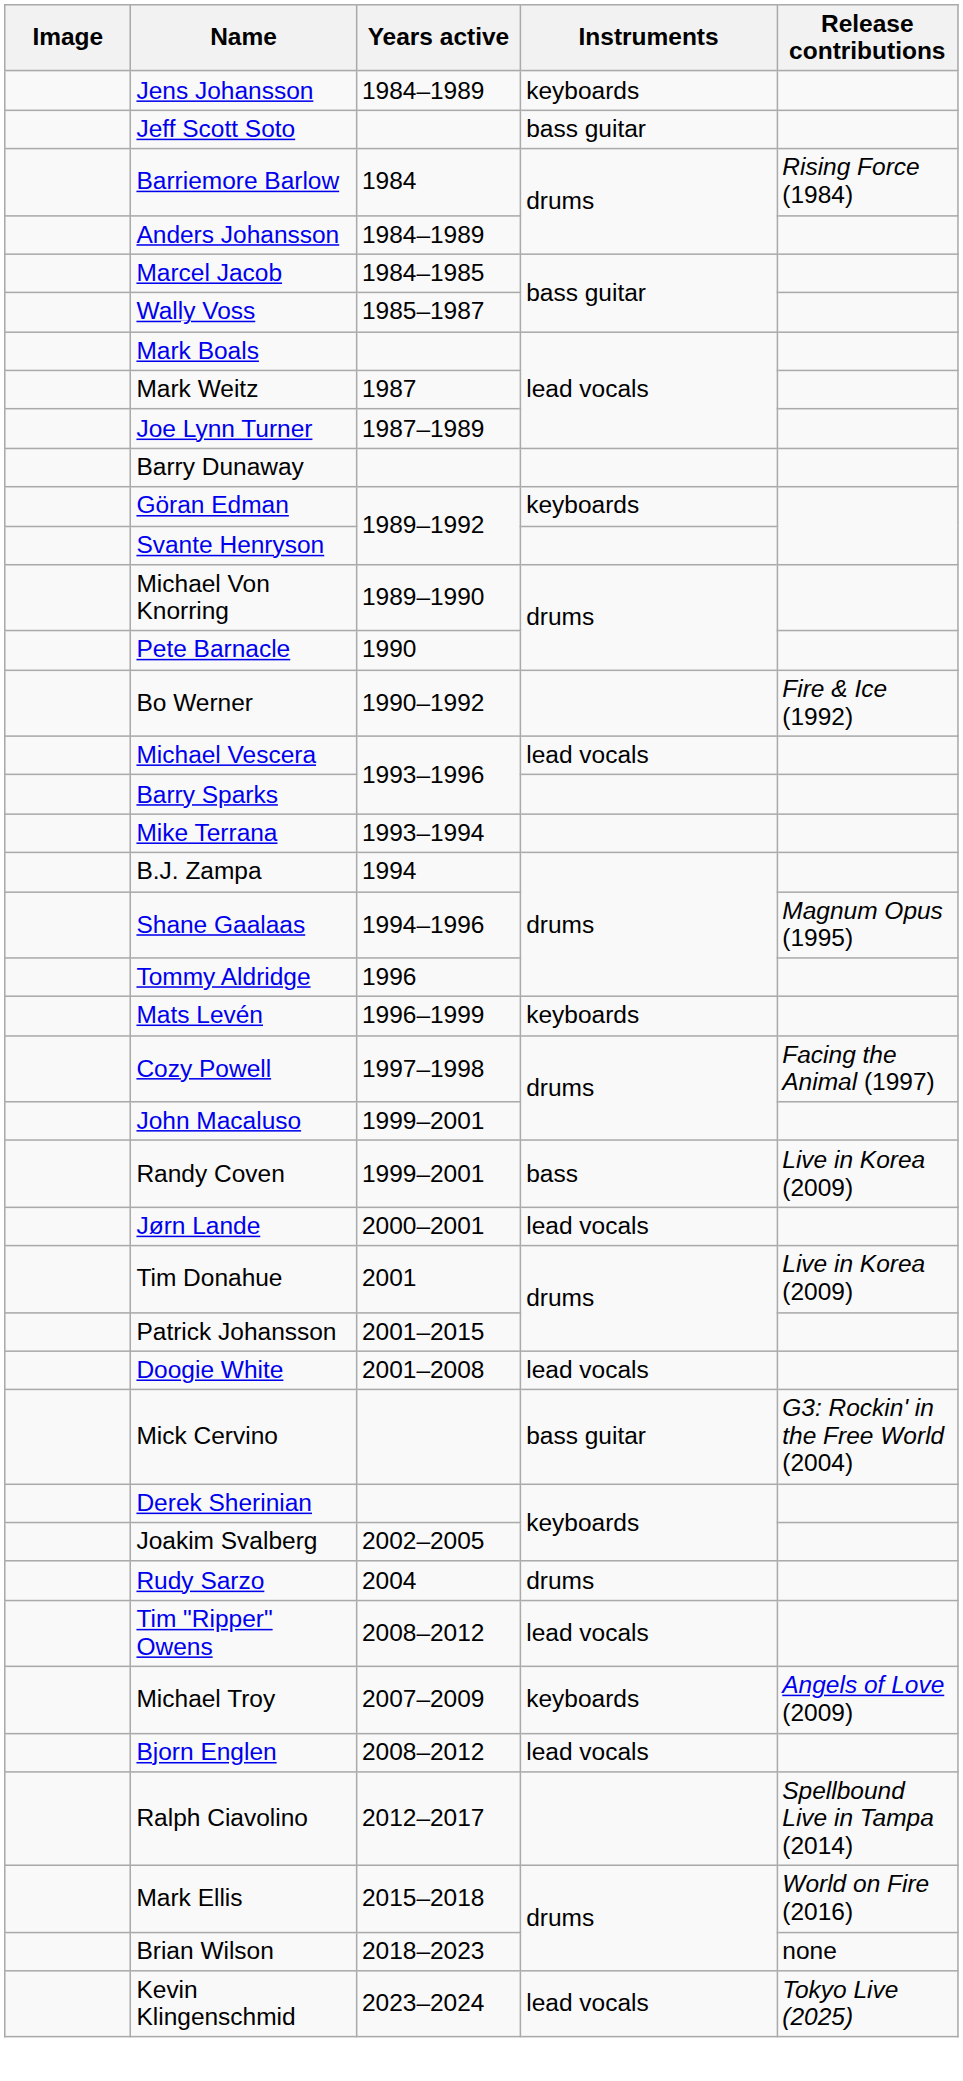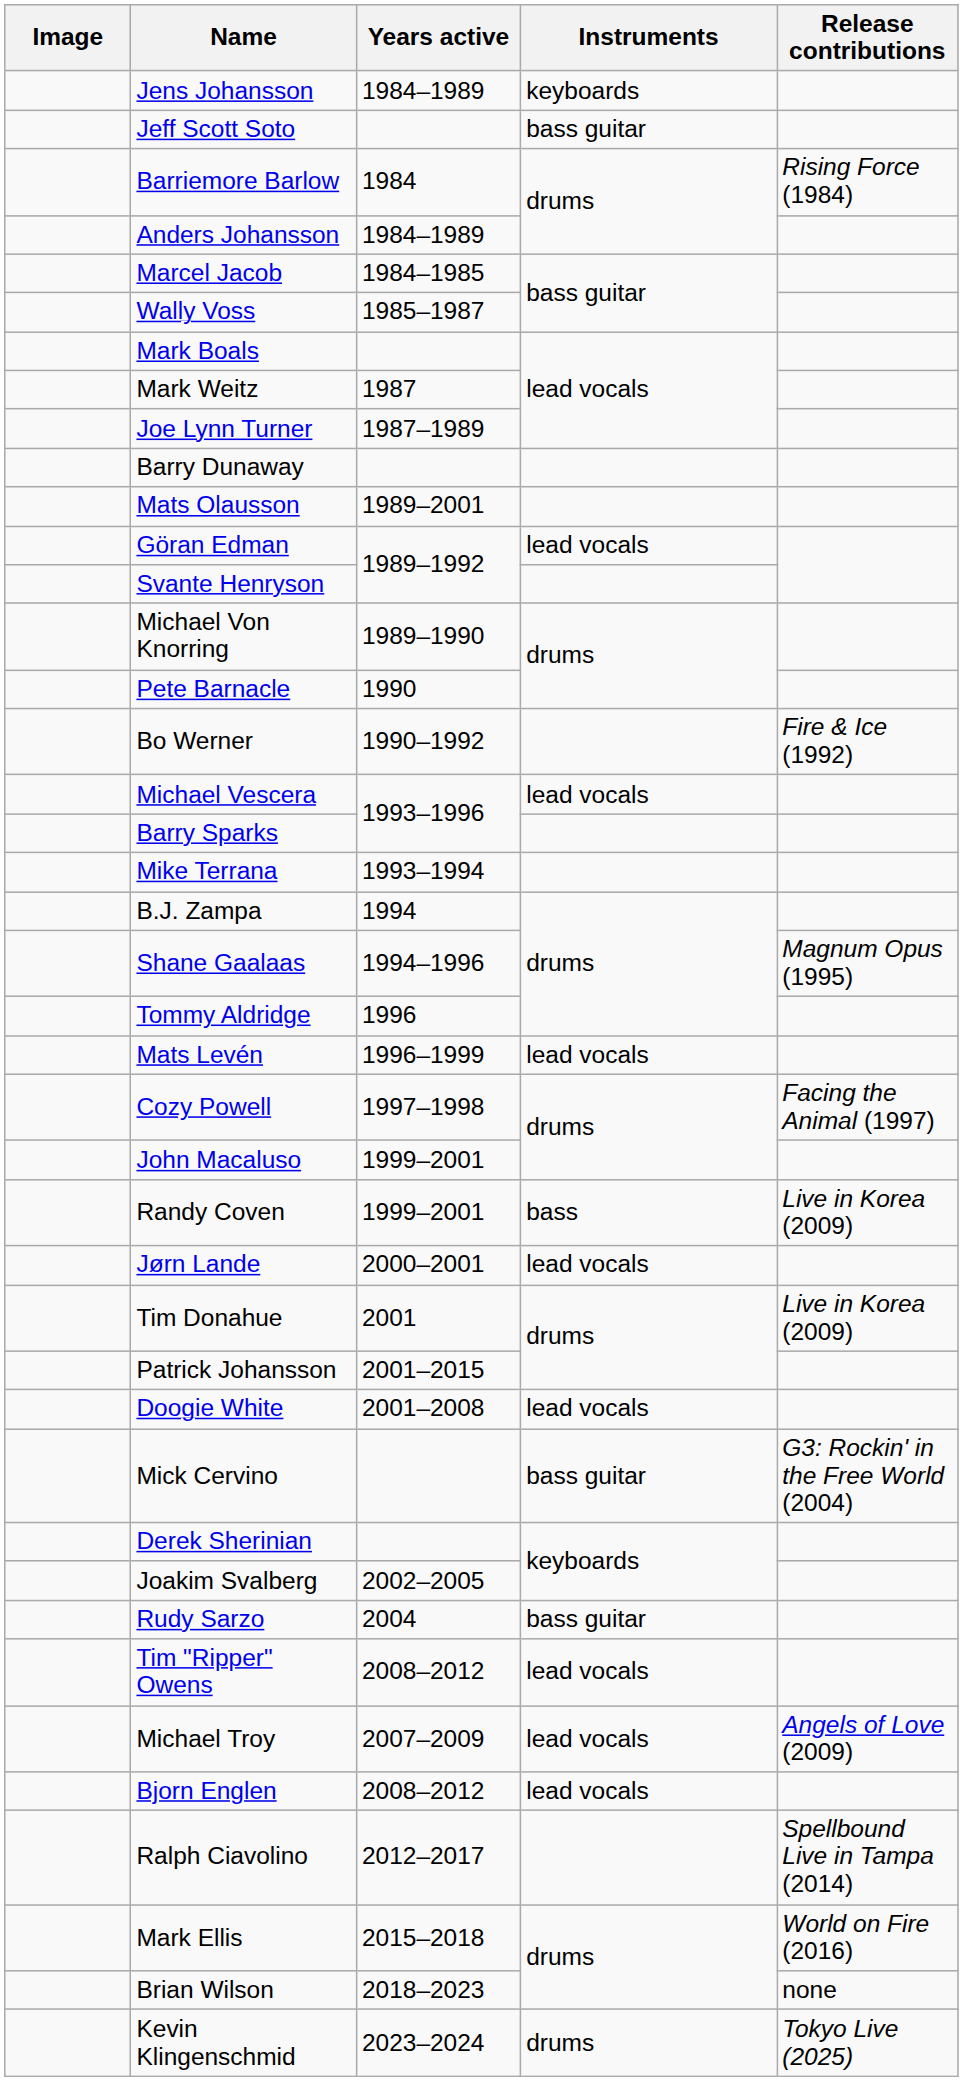+ row: (218, 506)
(583, 506) keyboards -> (587, 544) lead vocals
(583, 1015) keyboards -> (587, 1054) lead vocals
(560, 1580) drums -> (586, 1619) bass guitar
(583, 1699) keyboards -> (587, 1738) lead vocals
(587, 2003) lead vocals -> (560, 2042) drums
